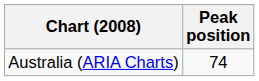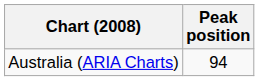(218, 62) 74 -> (218, 62) 94
